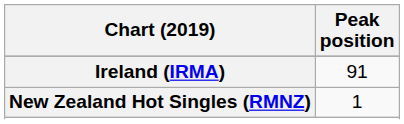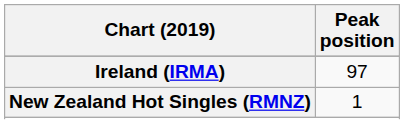(357, 71) 91 -> (357, 71) 97
